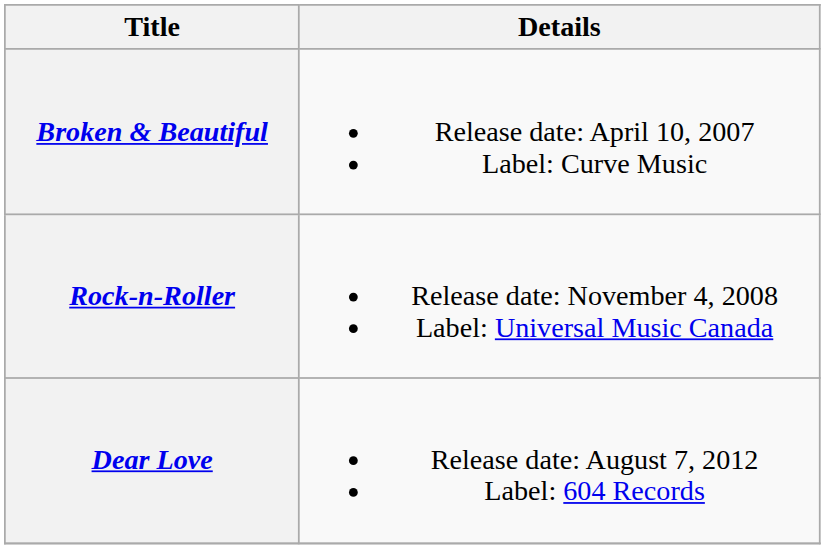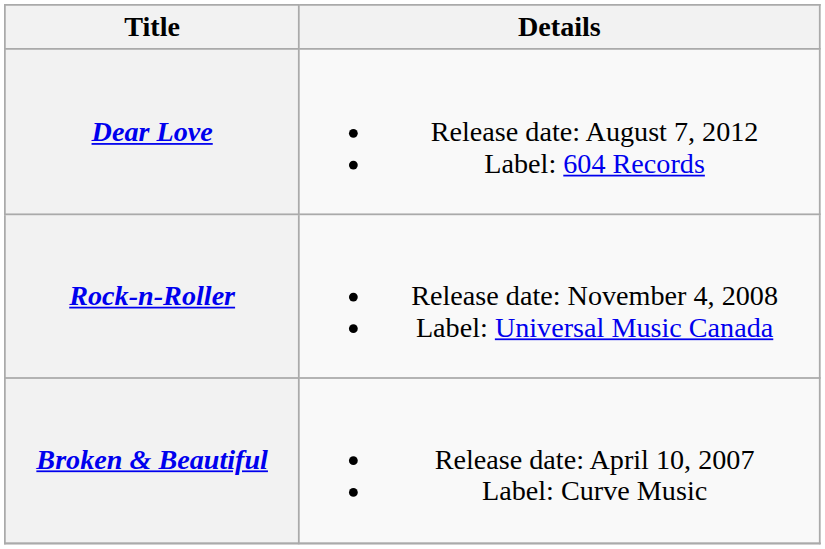rows swapped: (152, 131) <-> (152, 460)
